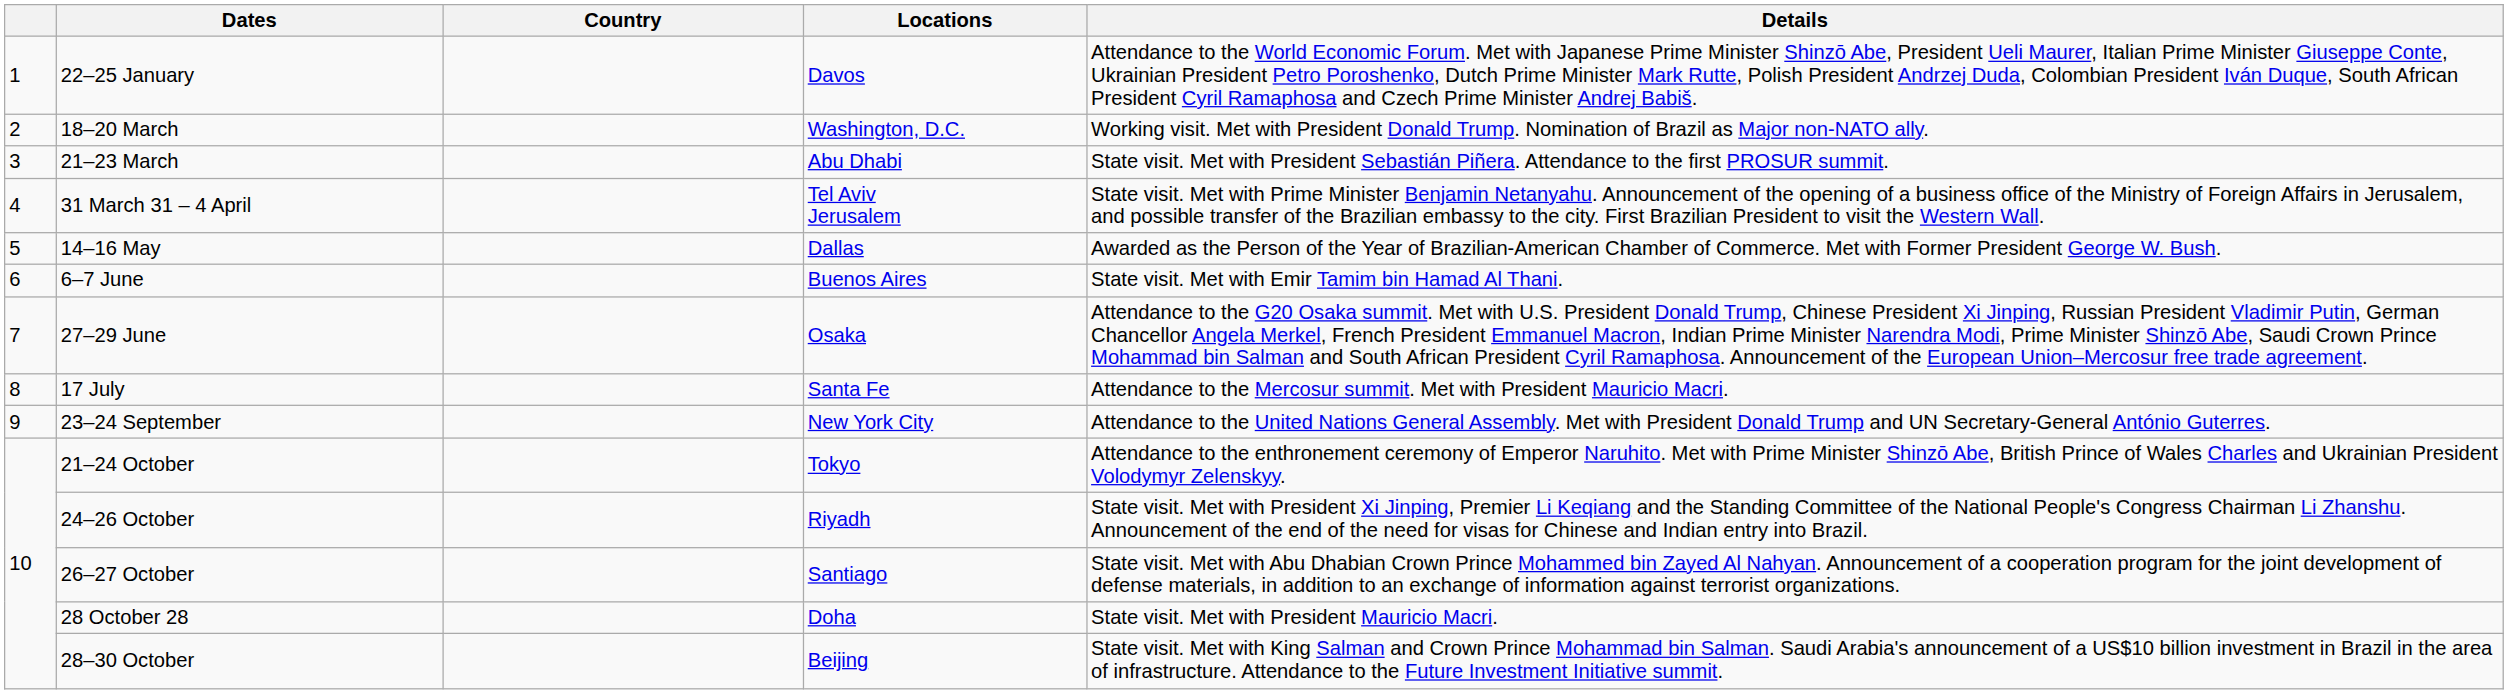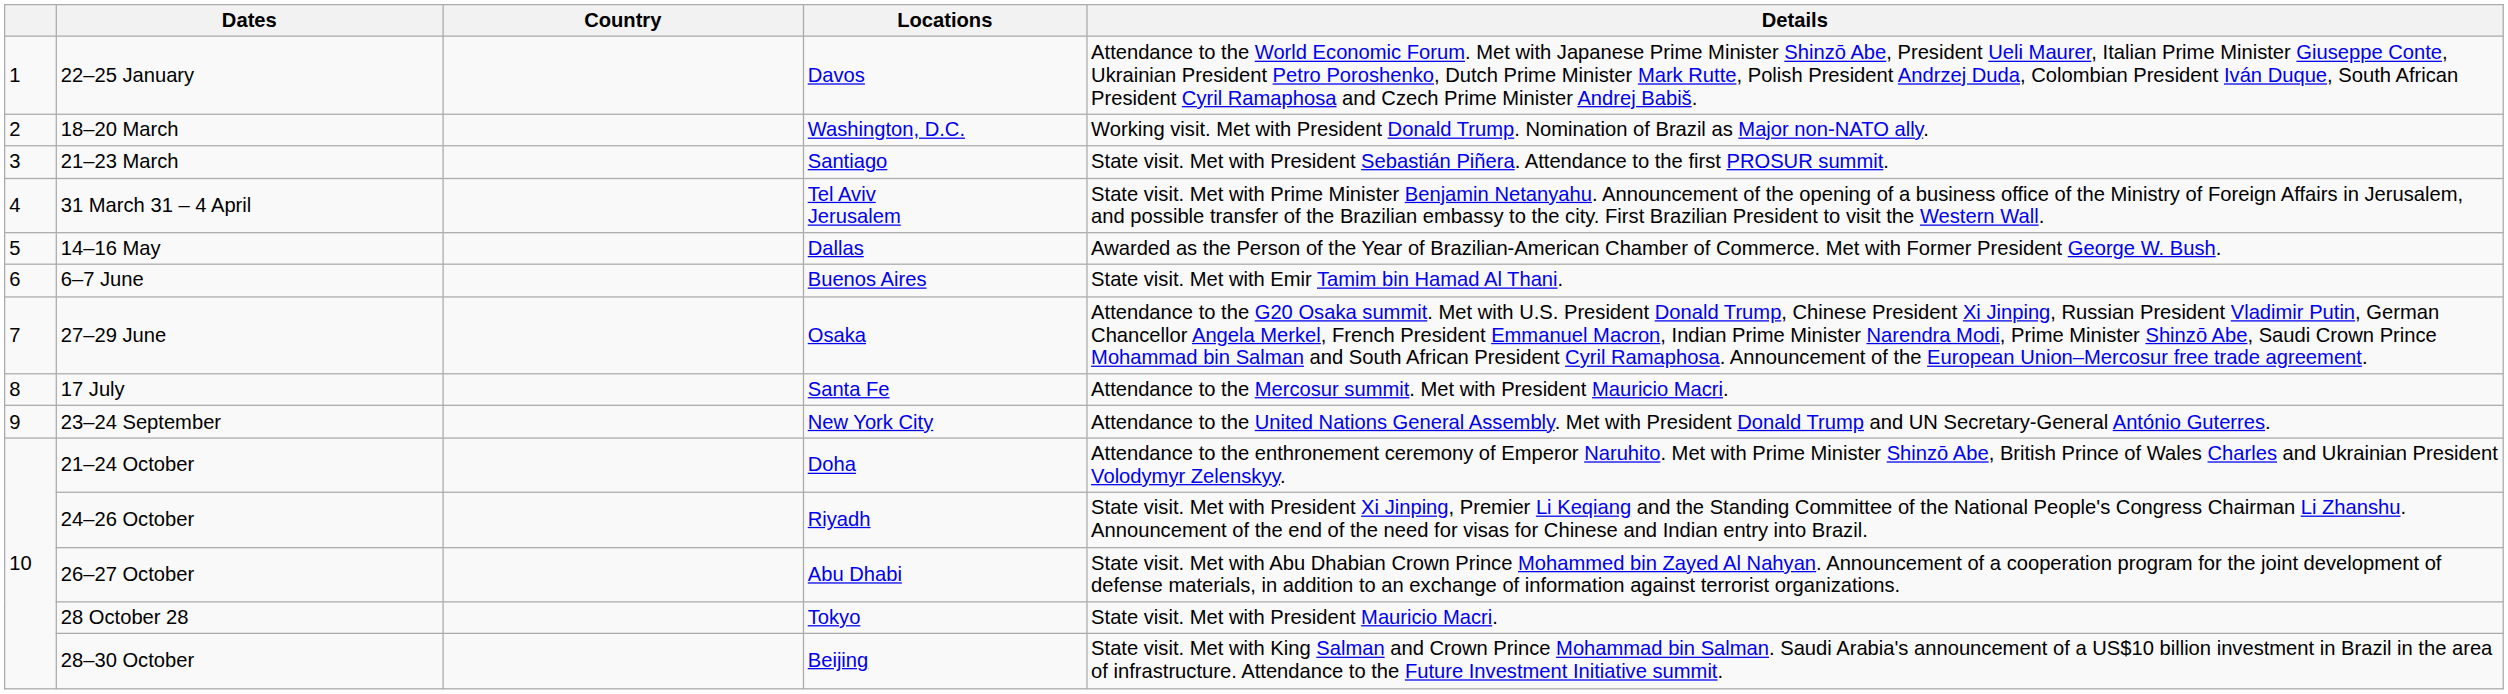(855, 161) Abu Dhabi -> (848, 161) Santiago
(834, 464) Tokyo -> (832, 464) Doha
(848, 574) Santiago -> (855, 574) Abu Dhabi
(832, 617) Doha -> (834, 617) Tokyo
